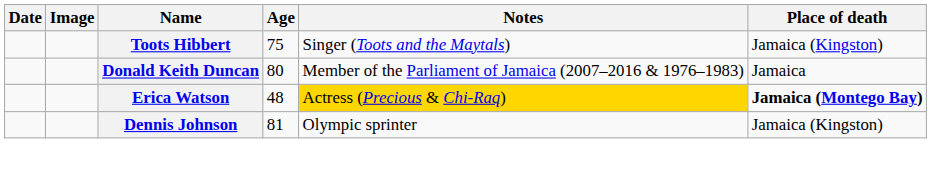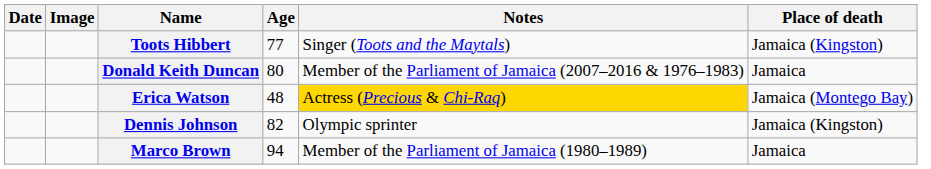(275, 44) 75 -> (275, 44) 77
(837, 97) bold -> (832, 97) normal
(275, 124) 81 -> (275, 124) 82
+ row: (181, 151)
